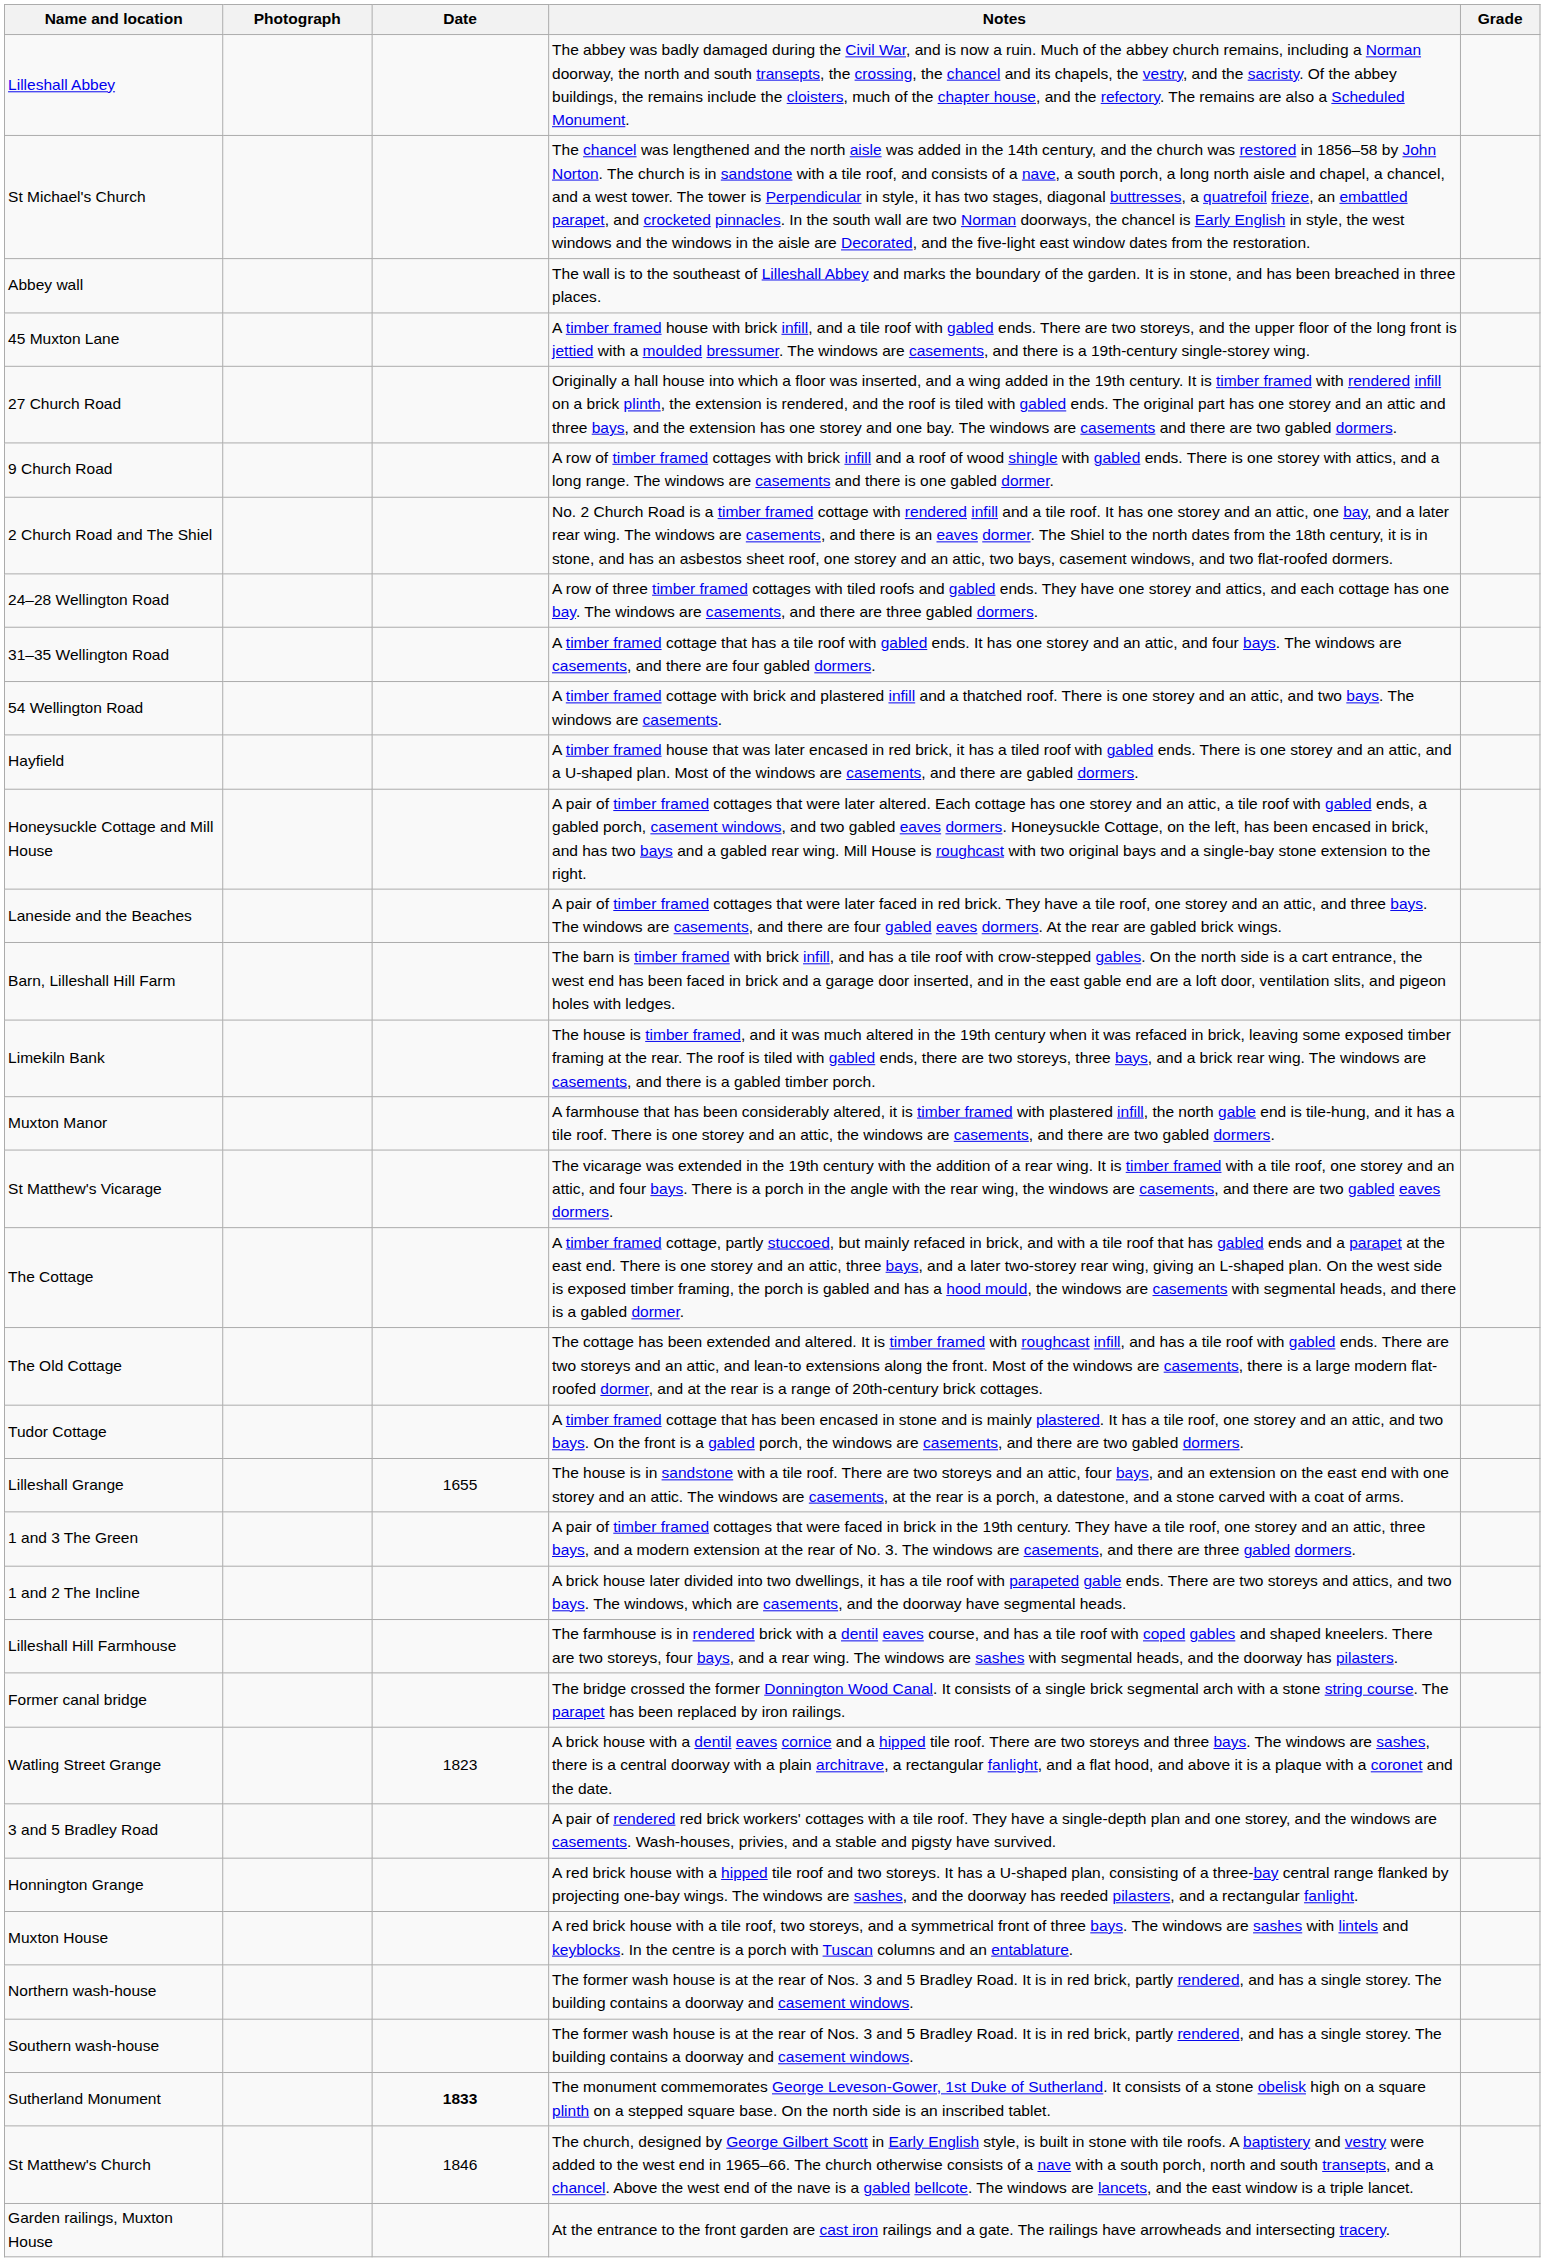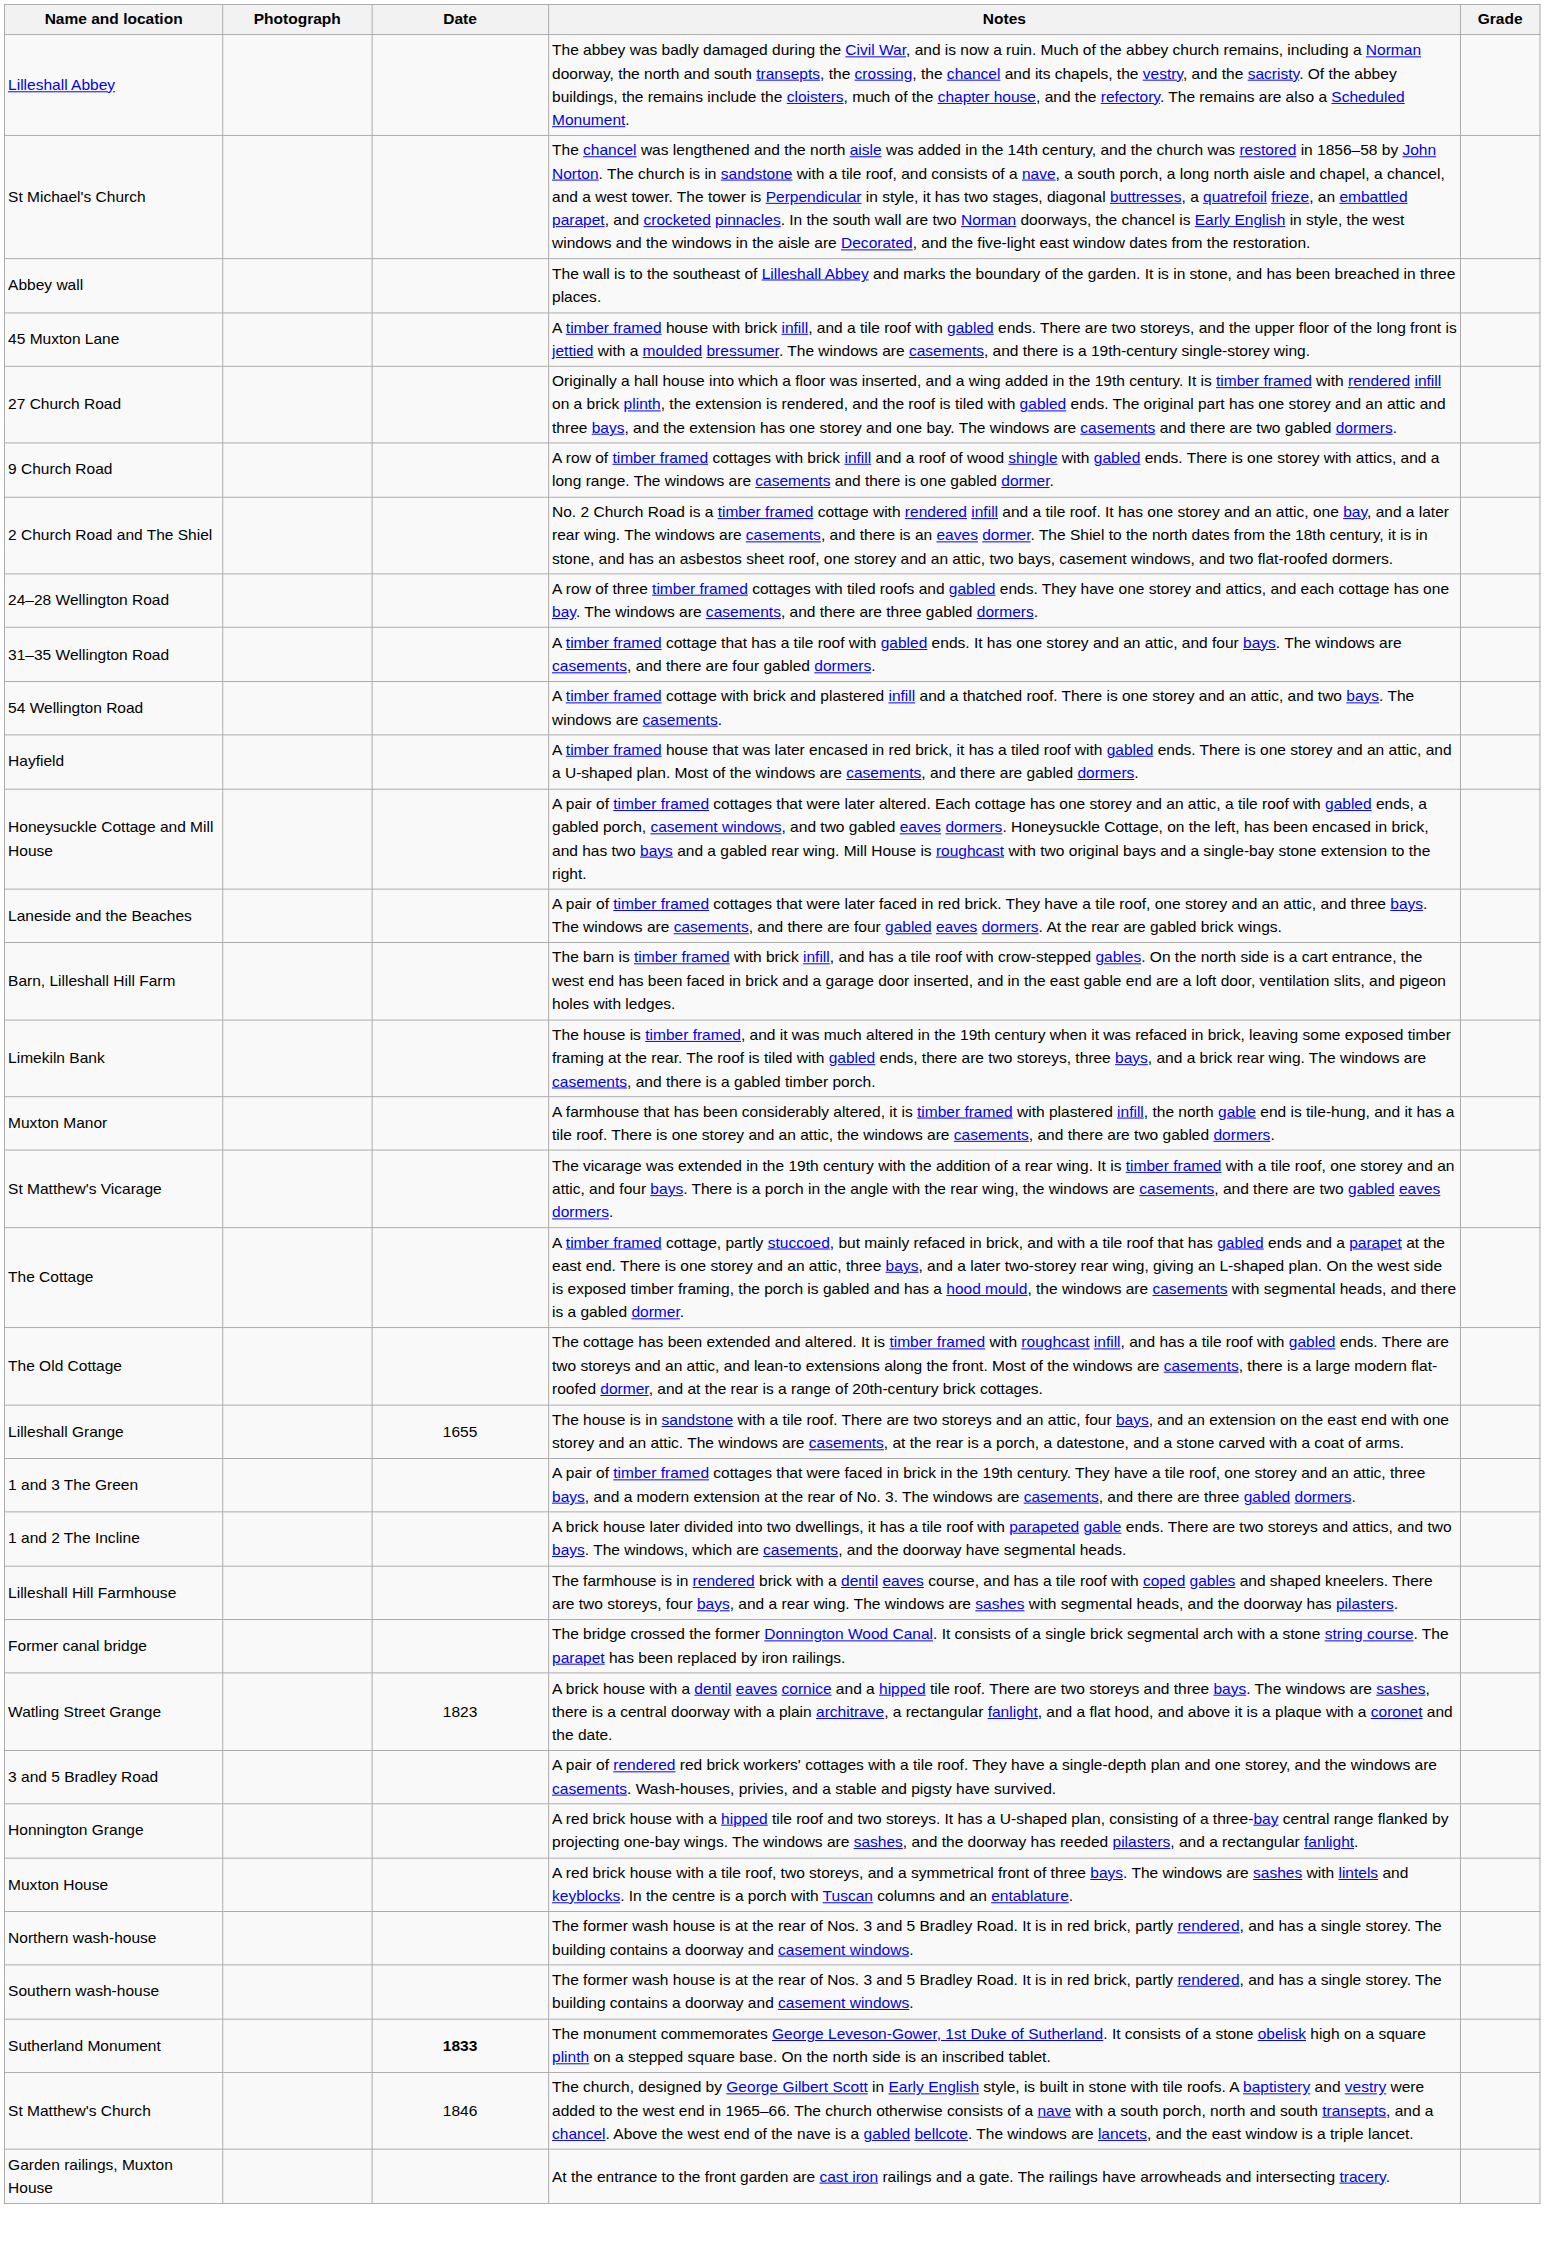- row: (57, 1431)
